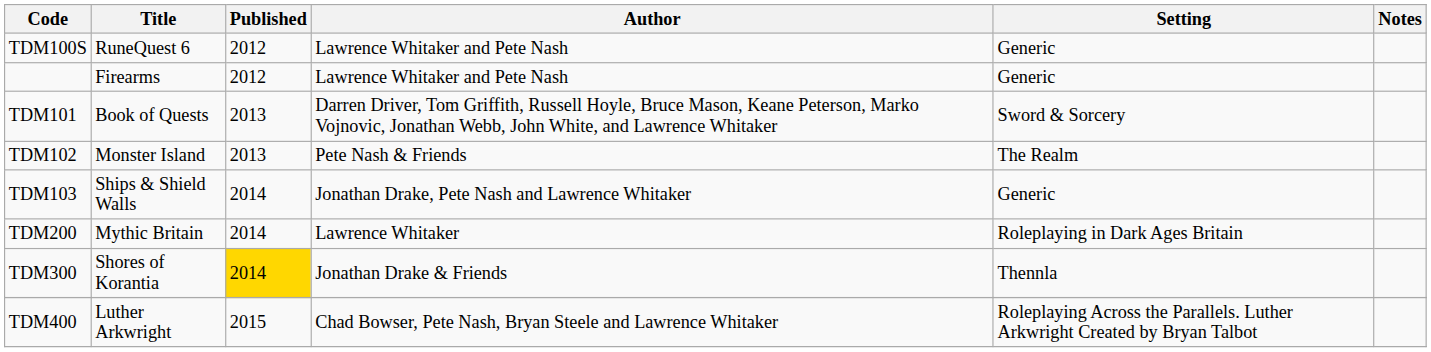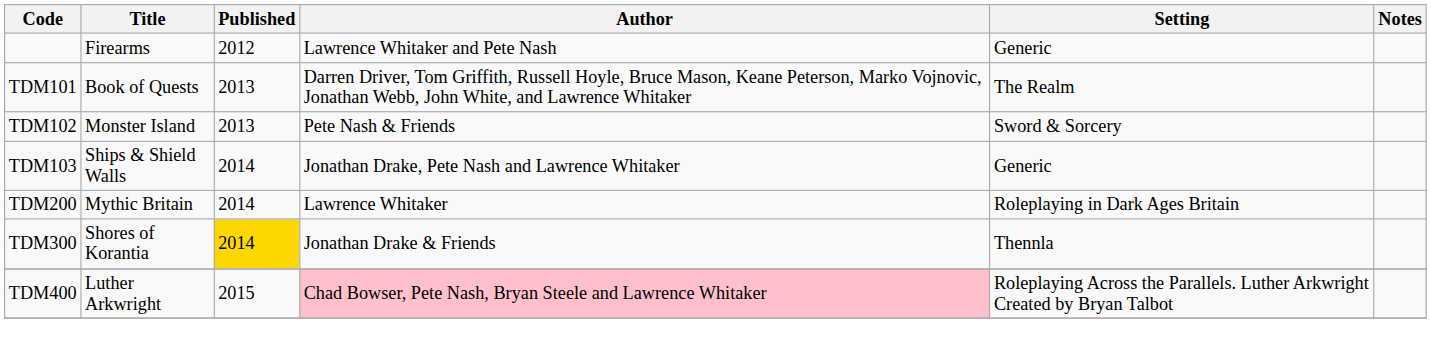- row: (48, 47)
(1061, 116) Sword & Sorcery -> (1034, 87) The Realm
(1038, 155) The Realm -> (1058, 126) Sword & Sorcery
(547, 322) no background -> (535, 293) pink background
